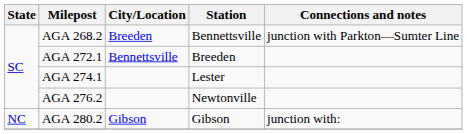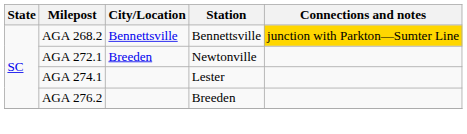(130, 35) Breeden -> (143, 35) Bennettsville
(363, 35) no background -> (363, 35) gold background
(143, 56) Bennettsville -> (130, 56) Breeden
(214, 56) Breeden -> (224, 56) Newtonville
(224, 98) Newtonville -> (214, 98) Breeden
- row: (72, 118)
